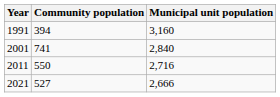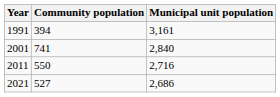(162, 30) 3,160 -> (162, 30) 3,161
(162, 83) 2,666 -> (162, 83) 2,686
